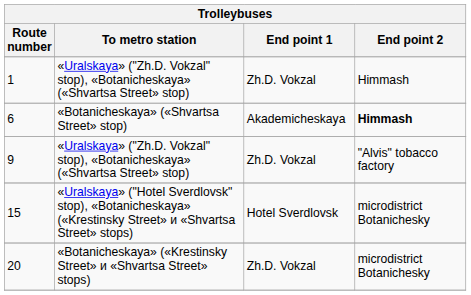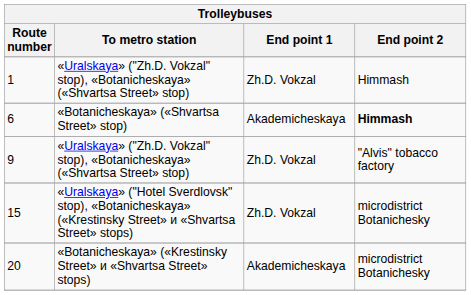(292, 213) Hotel Sverdlovsk -> (281, 213) Zh.D. Vokzal
(281, 266) Zh.D. Vokzal -> (296, 266) Akademicheskaya
